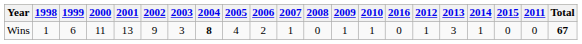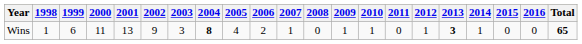columns swapped: (535, 13) <-> (399, 13)
(453, 30) normal -> (453, 30) bold
(563, 30) 67 -> (563, 30) 65
